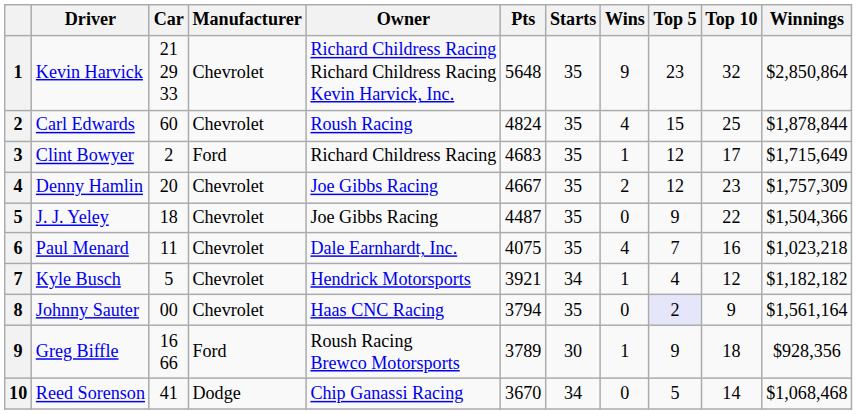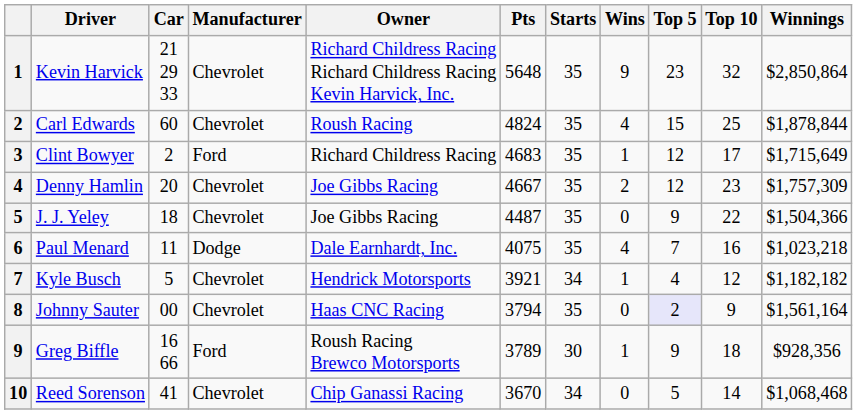(228, 248) Chevrolet -> (217, 248) Dodge
(217, 393) Dodge -> (228, 393) Chevrolet
